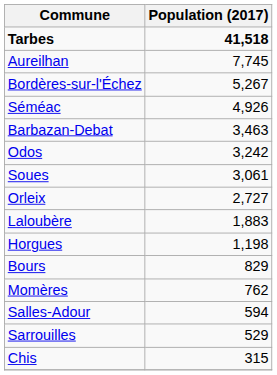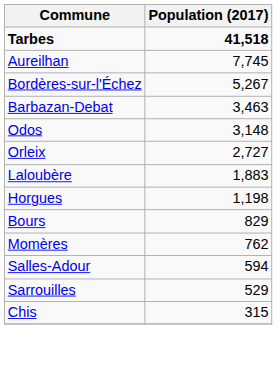- row: (34, 107)
(250, 152) 3,242 -> (250, 130) 3,148
- row: (28, 175)
